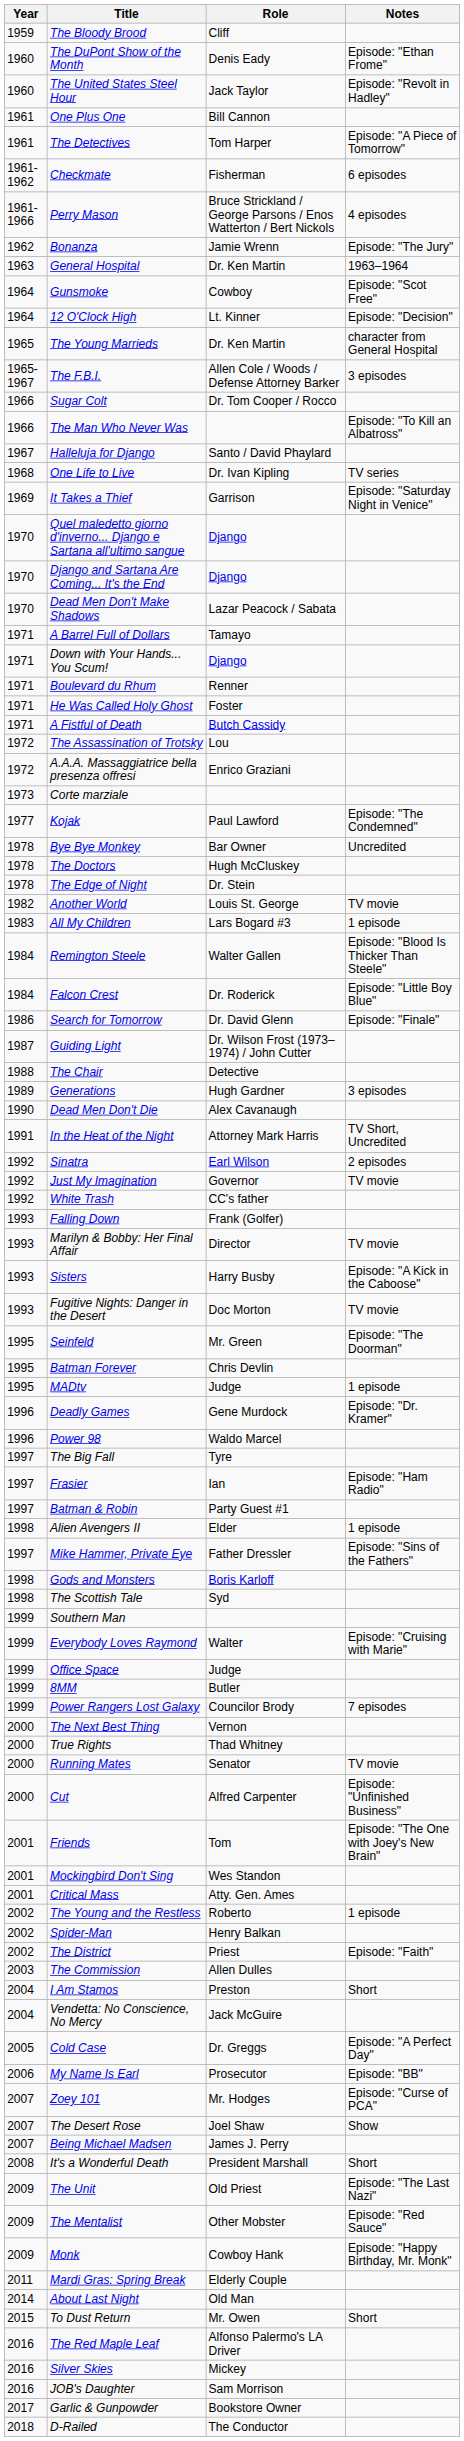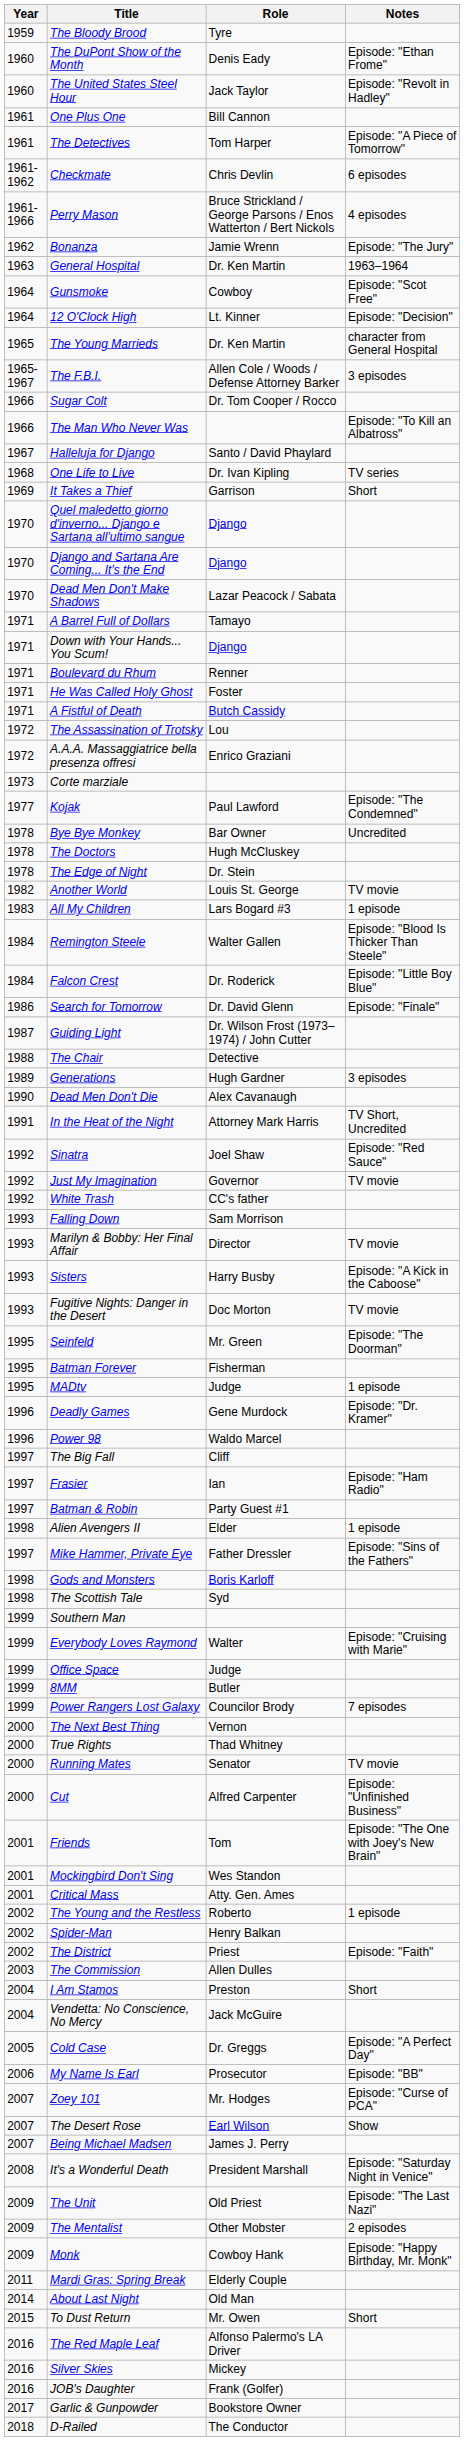(219, 33) Cliff -> (220, 33) Tyre
(237, 175) Fisherman -> (241, 175) Chris Devlin
(399, 498) Episode: "Saturday Night in Venice" -> (362, 491) Short
(239, 1161) Earl Wilson -> (236, 1155) Joel Shaw
(377, 1161) 2 episodes -> (386, 1155) Episode: "Red Sauce"
(246, 1218) Frank (Golfer) -> (246, 1218) Sam Morrison
(241, 1368) Chris Devlin -> (237, 1368) Fisherman
(220, 1457) Tyre -> (219, 1457) Cliff
(236, 2125) Joel Shaw -> (239, 2125) Earl Wilson
(362, 2163) Short -> (399, 2170) Episode: "Saturday Night in Venice"
(386, 2222) Episode: "Red Sauce" -> (377, 2228) 2 episodes
(246, 2388) Sam Morrison -> (246, 2388) Frank (Golfer)
